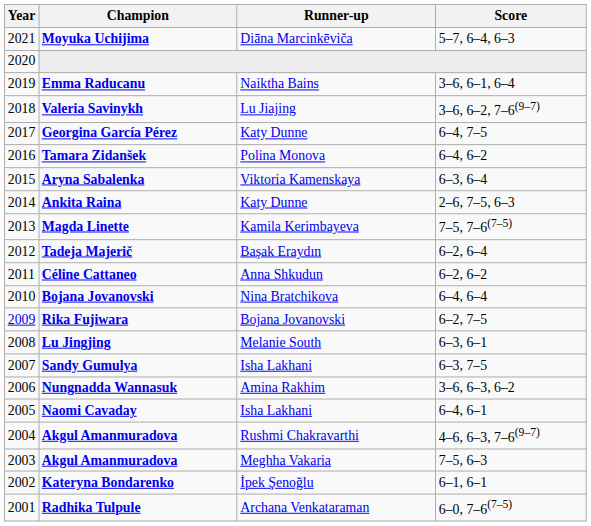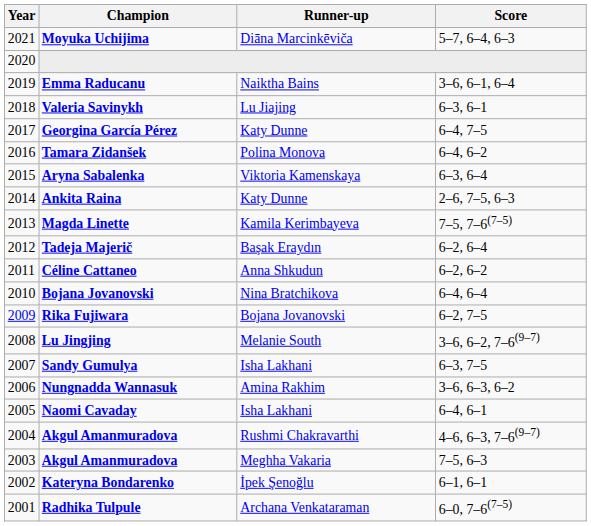(489, 109) 3–6, 6–2, 7–6(9–7) -> (463, 107) 6–3, 6–1
(463, 342) 6–3, 6–1 -> (489, 340) 3–6, 6–2, 7–6(9–7)
